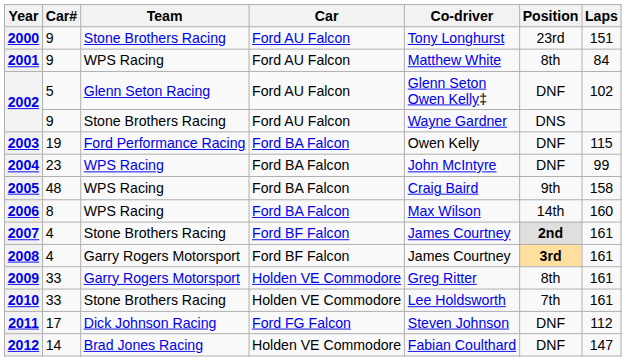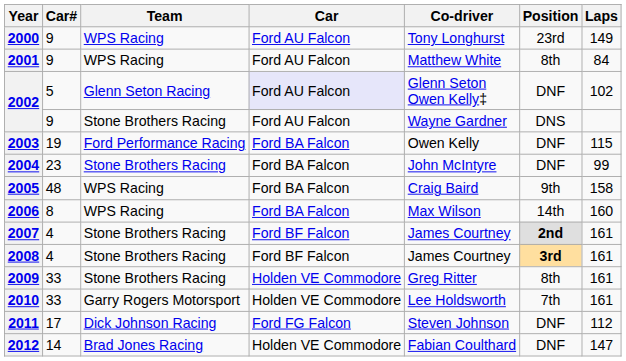(155, 38) Stone Brothers Racing -> (124, 38) WPS Racing
(601, 38) 151 -> (601, 38) 149
(301, 91) no background -> (301, 91) lavender background
(124, 166) WPS Racing -> (155, 166) Stone Brothers Racing
(162, 255) Garry Rogers Motorsport -> (155, 255) Stone Brothers Racing
(162, 278) Garry Rogers Motorsport -> (155, 278) Stone Brothers Racing
(155, 300) Stone Brothers Racing -> (162, 300) Garry Rogers Motorsport
